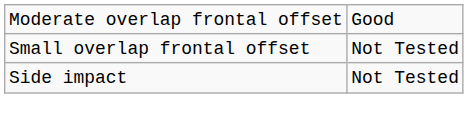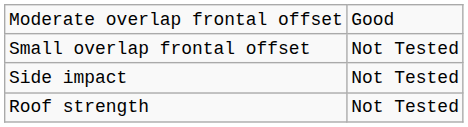+ row: (79, 107)
